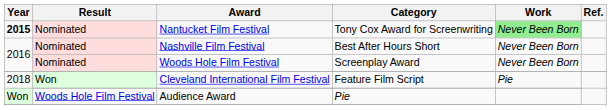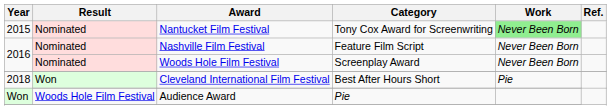(19, 29) bold -> (19, 29) normal
(387, 46) Best After Hours Short -> (379, 46) Feature Film Script
(379, 79) Feature Film Script -> (387, 79) Best After Hours Short
